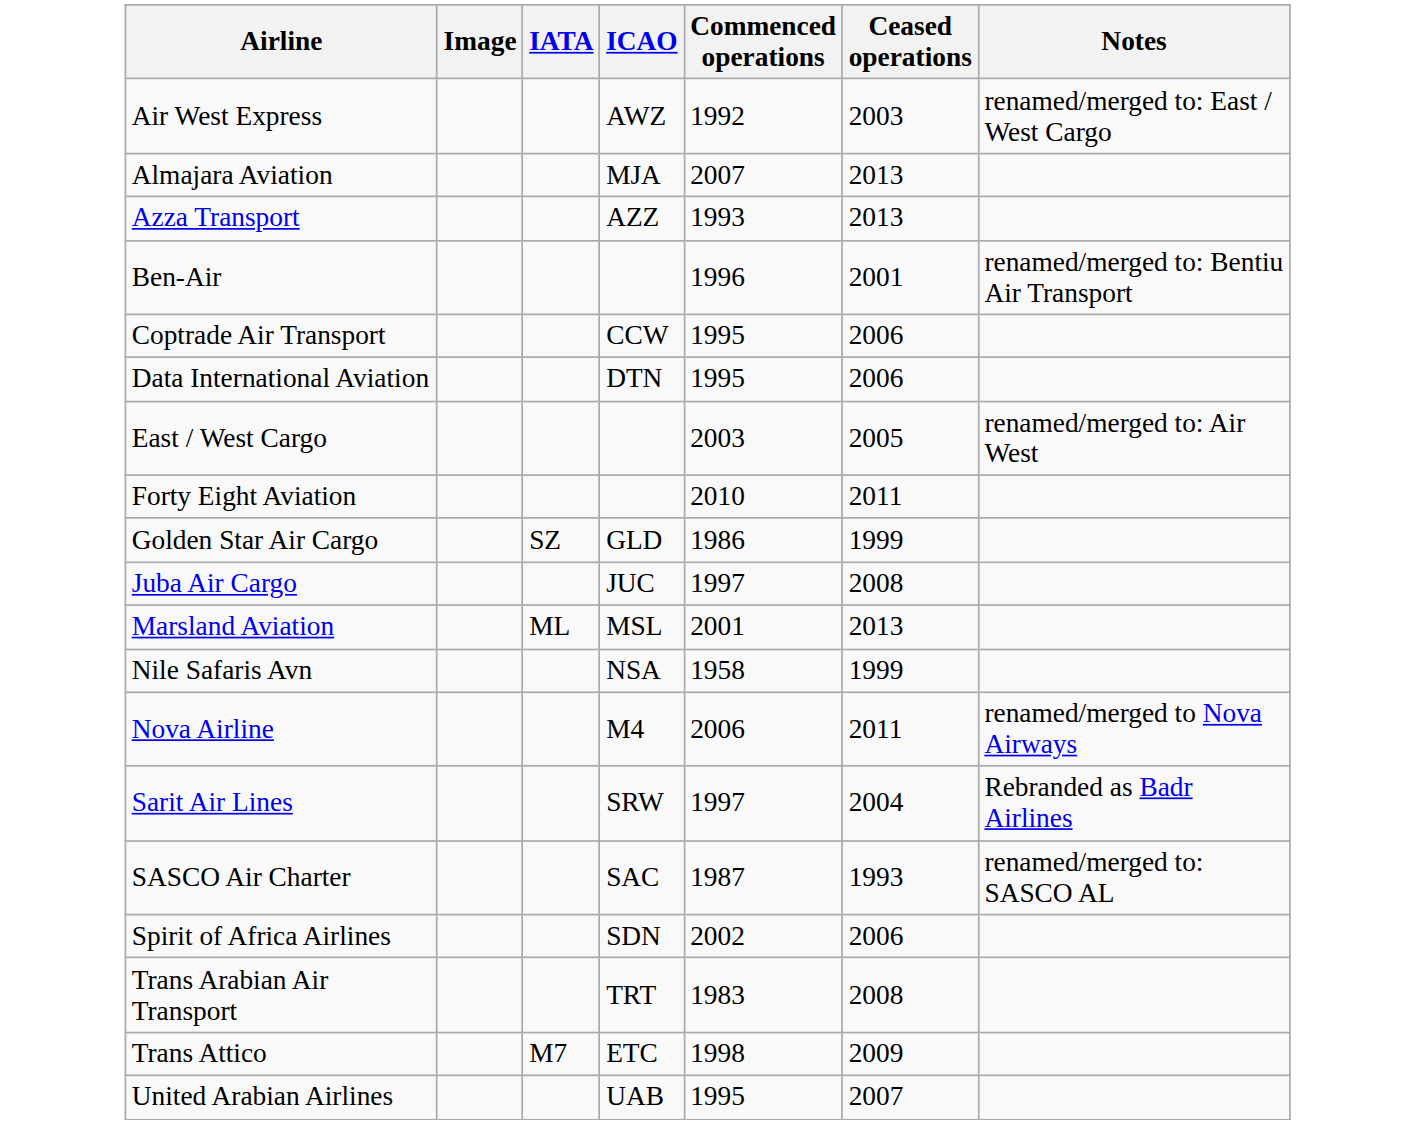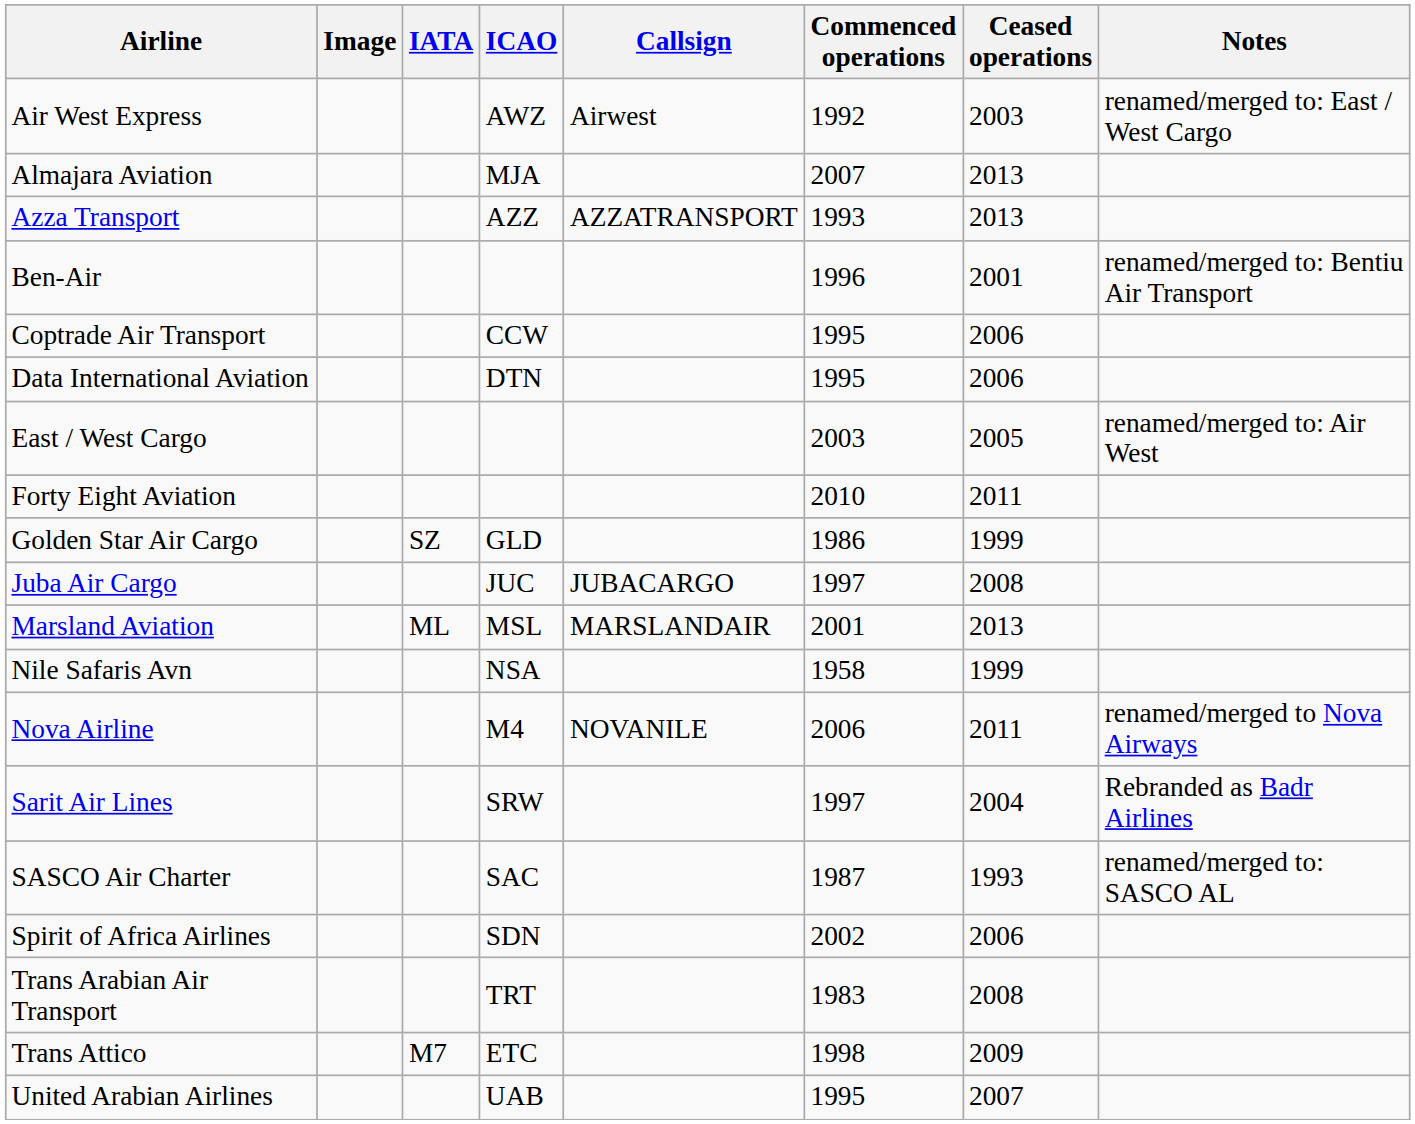+ column: (684, 41)
